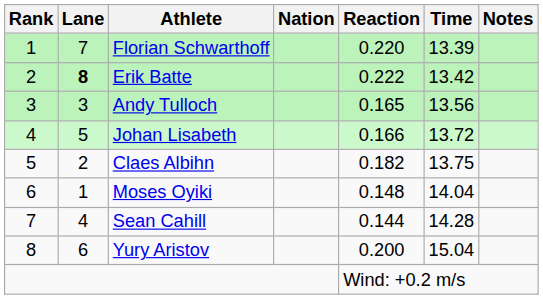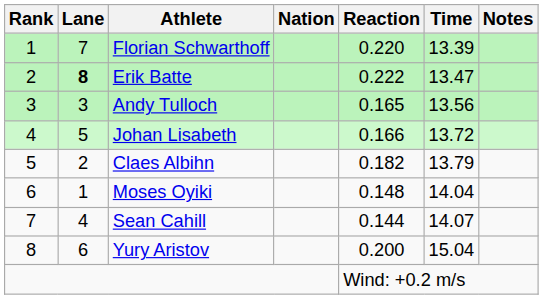(451, 76) 13.42 -> (451, 76) 13.47
(451, 163) 13.75 -> (451, 163) 13.79
(451, 221) 14.28 -> (451, 221) 14.07
